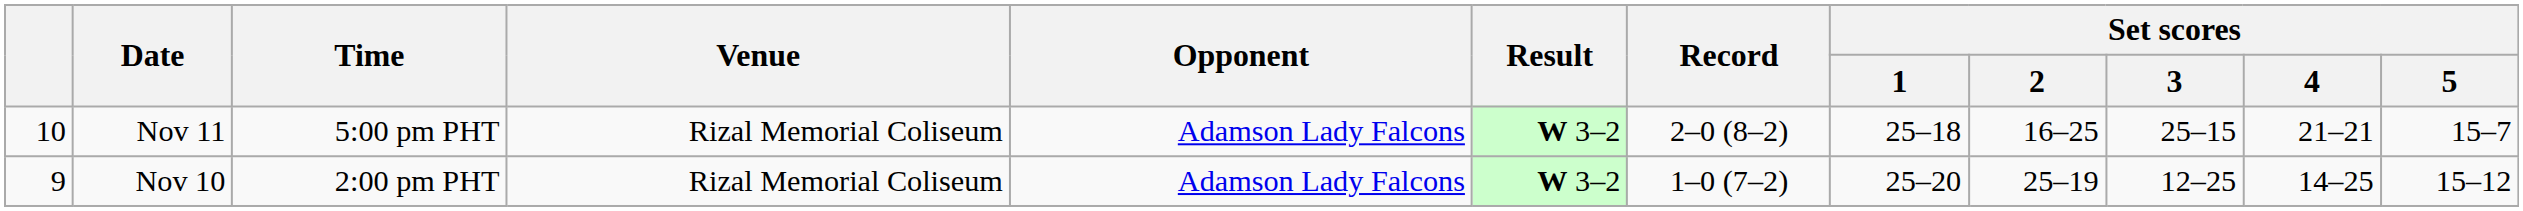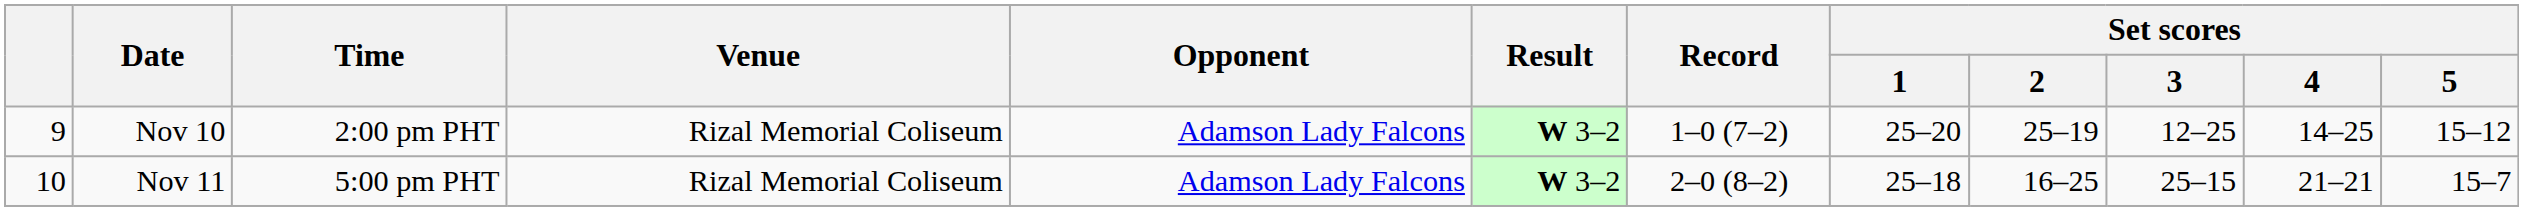rows swapped: (180, 180) <-> (181, 130)
